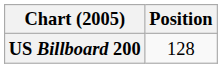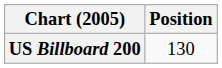(181, 48) 128 -> (181, 48) 130
